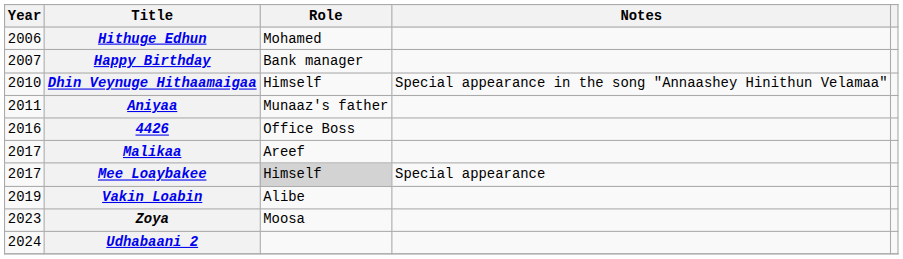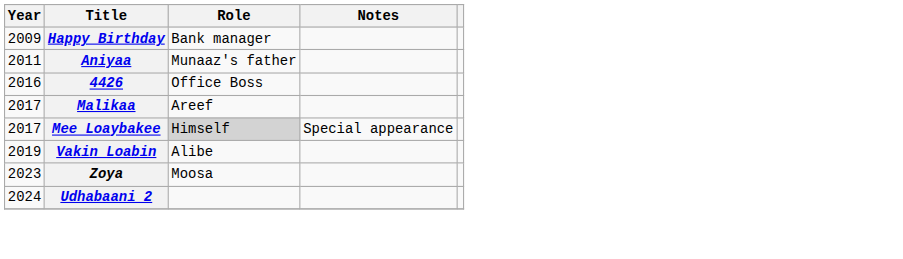- row: (152, 39)
(25, 61) 2007 -> (25, 39) 2009
- row: (152, 84)
